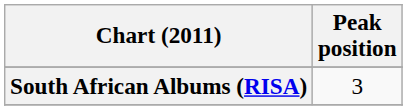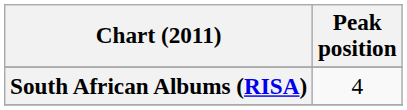(357, 85) 3 -> (357, 85) 4
